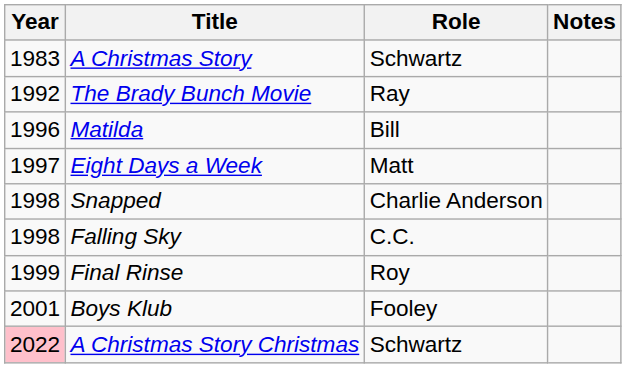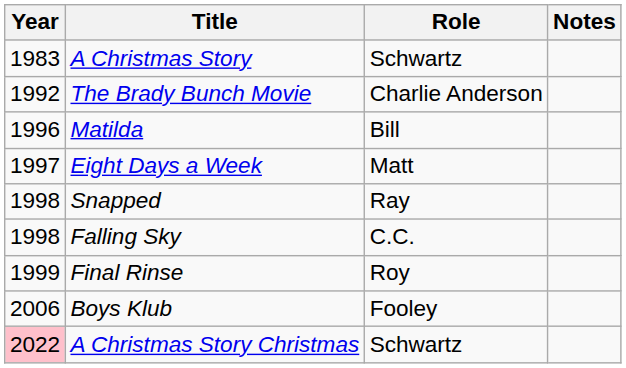(390, 93) Ray -> (456, 93) Charlie Anderson
(456, 201) Charlie Anderson -> (390, 201) Ray
(35, 308) 2001 -> (35, 308) 2006
